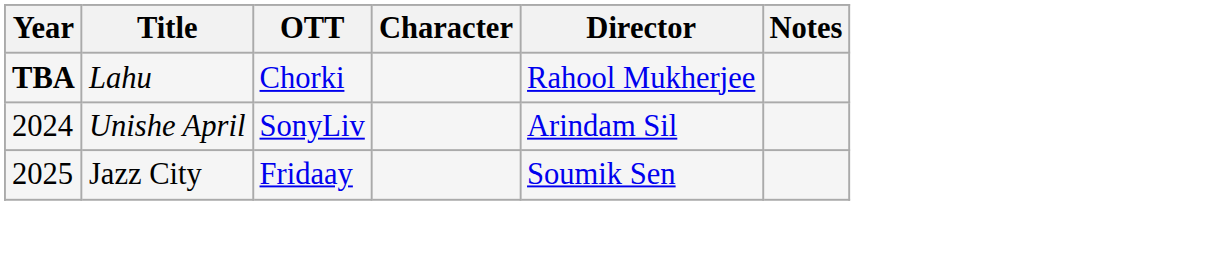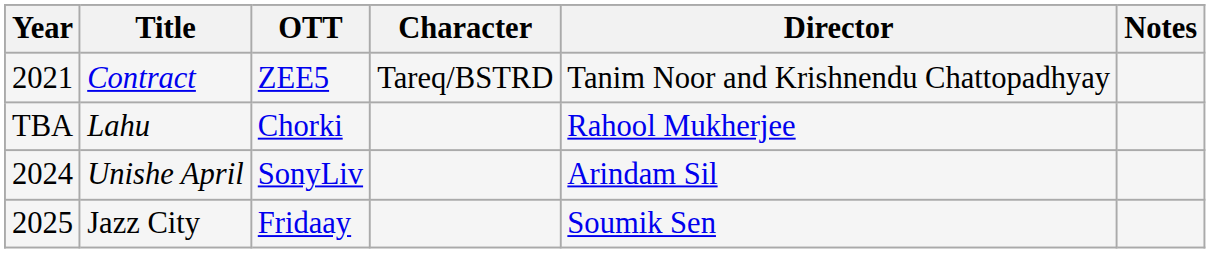+ row: (142, 77)
(43, 77) bold -> (43, 125) normal
